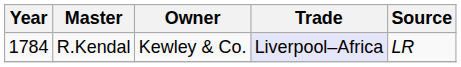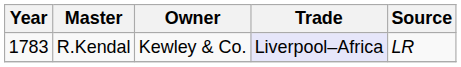(29, 47) 1784 -> (29, 47) 1783
